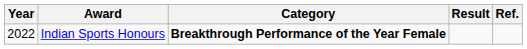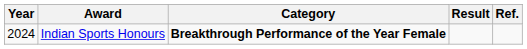(21, 34) 2022 -> (21, 34) 2024
